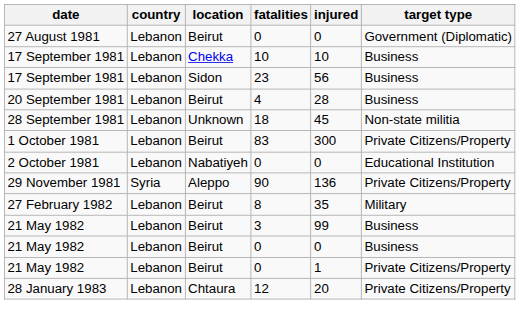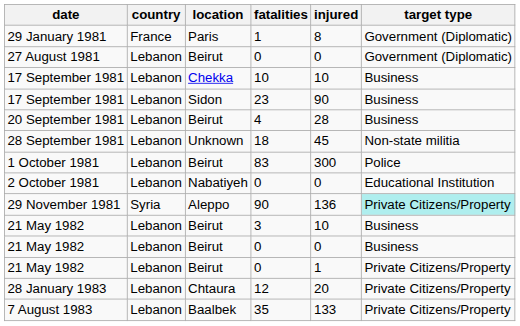+ row: (57, 36)
(321, 78) 56 -> (321, 99) 90
(437, 141) Private Citizens/Property -> (382, 162) Police
(437, 183) no background -> (437, 204) paleturquoise background
- row: (60, 204)
(321, 225) 99 -> (321, 225) 10
+ row: (50, 309)
